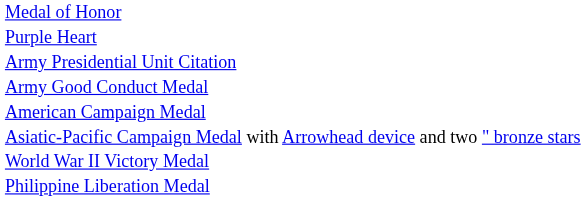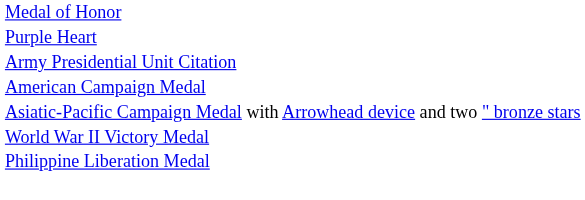- row: (107, 87)
